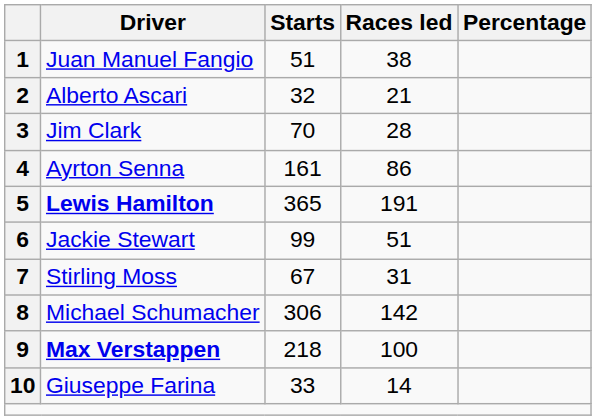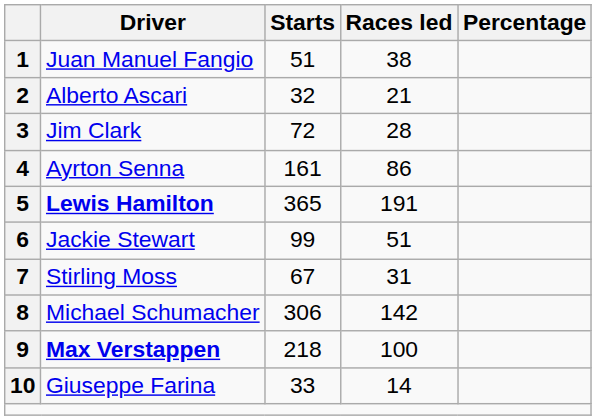(303, 131) 70 -> (303, 131) 72
